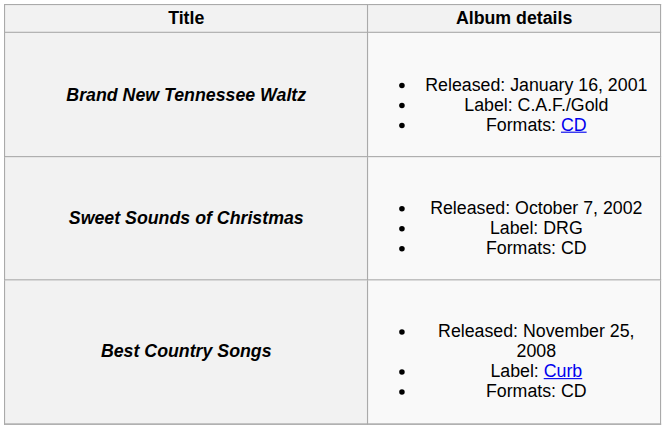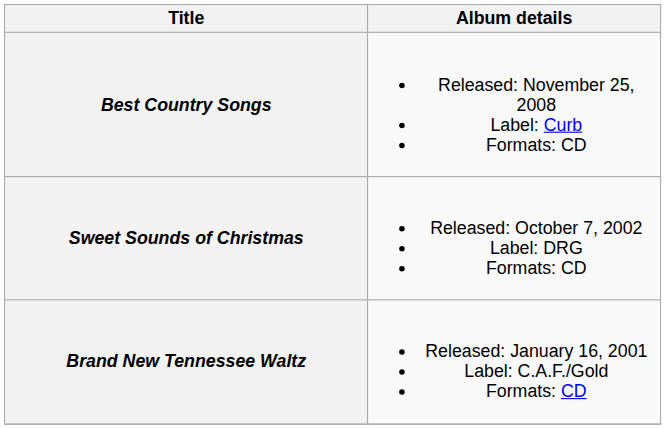rows swapped: (186, 94) <-> (186, 351)
